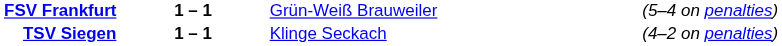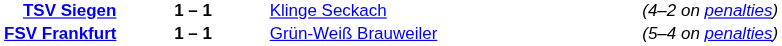rows swapped: (70, 33) <-> (60, 10)
